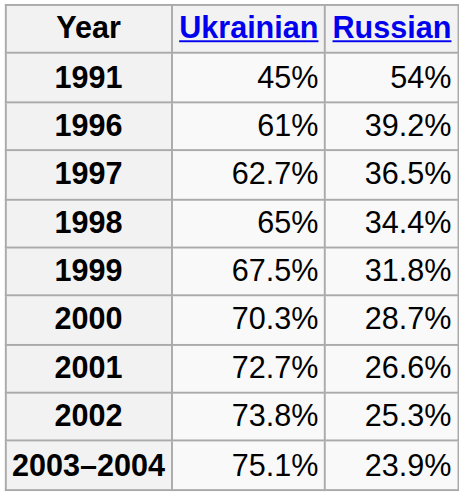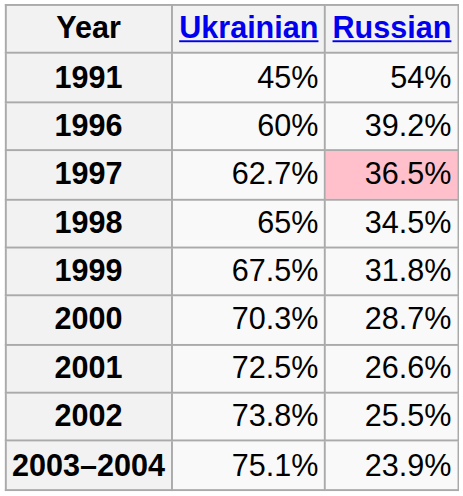(288, 125) 61% -> (288, 125) 60%
(408, 174) no background -> (408, 174) pink background
(408, 222) 34.4% -> (408, 222) 34.5%
(275, 367) 72.7% -> (275, 367) 72.5%
(408, 416) 25.3% -> (408, 416) 25.5%
